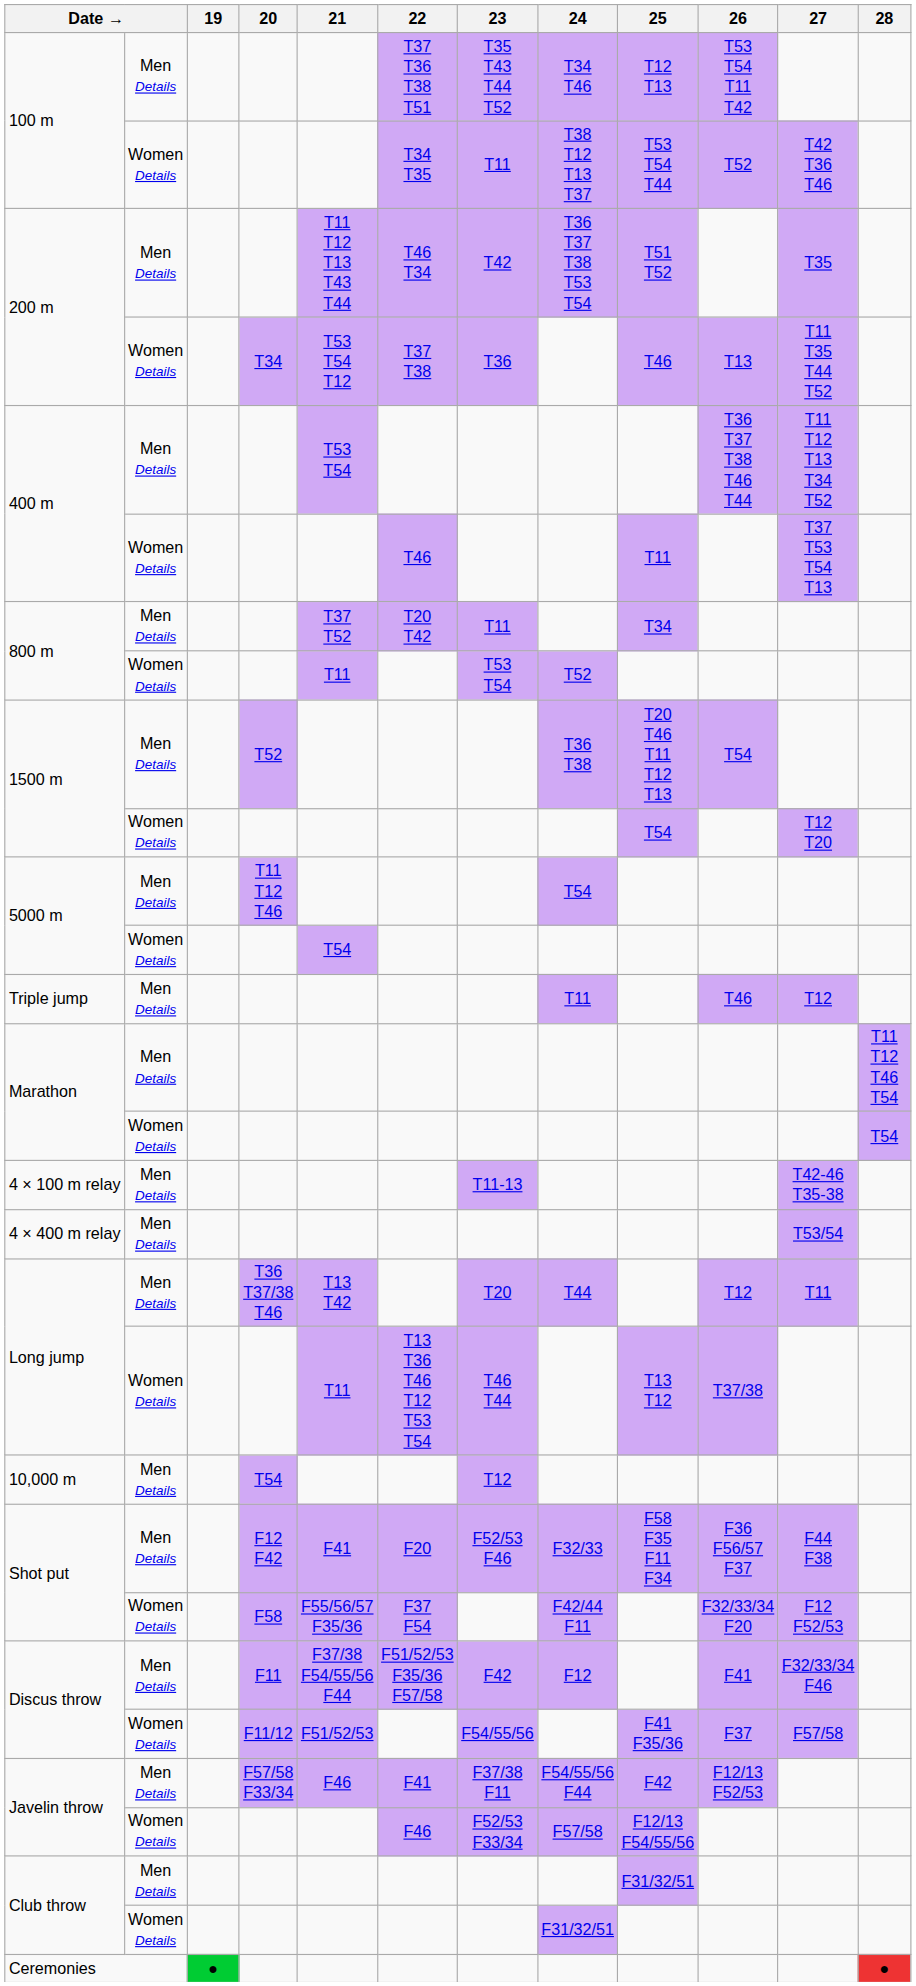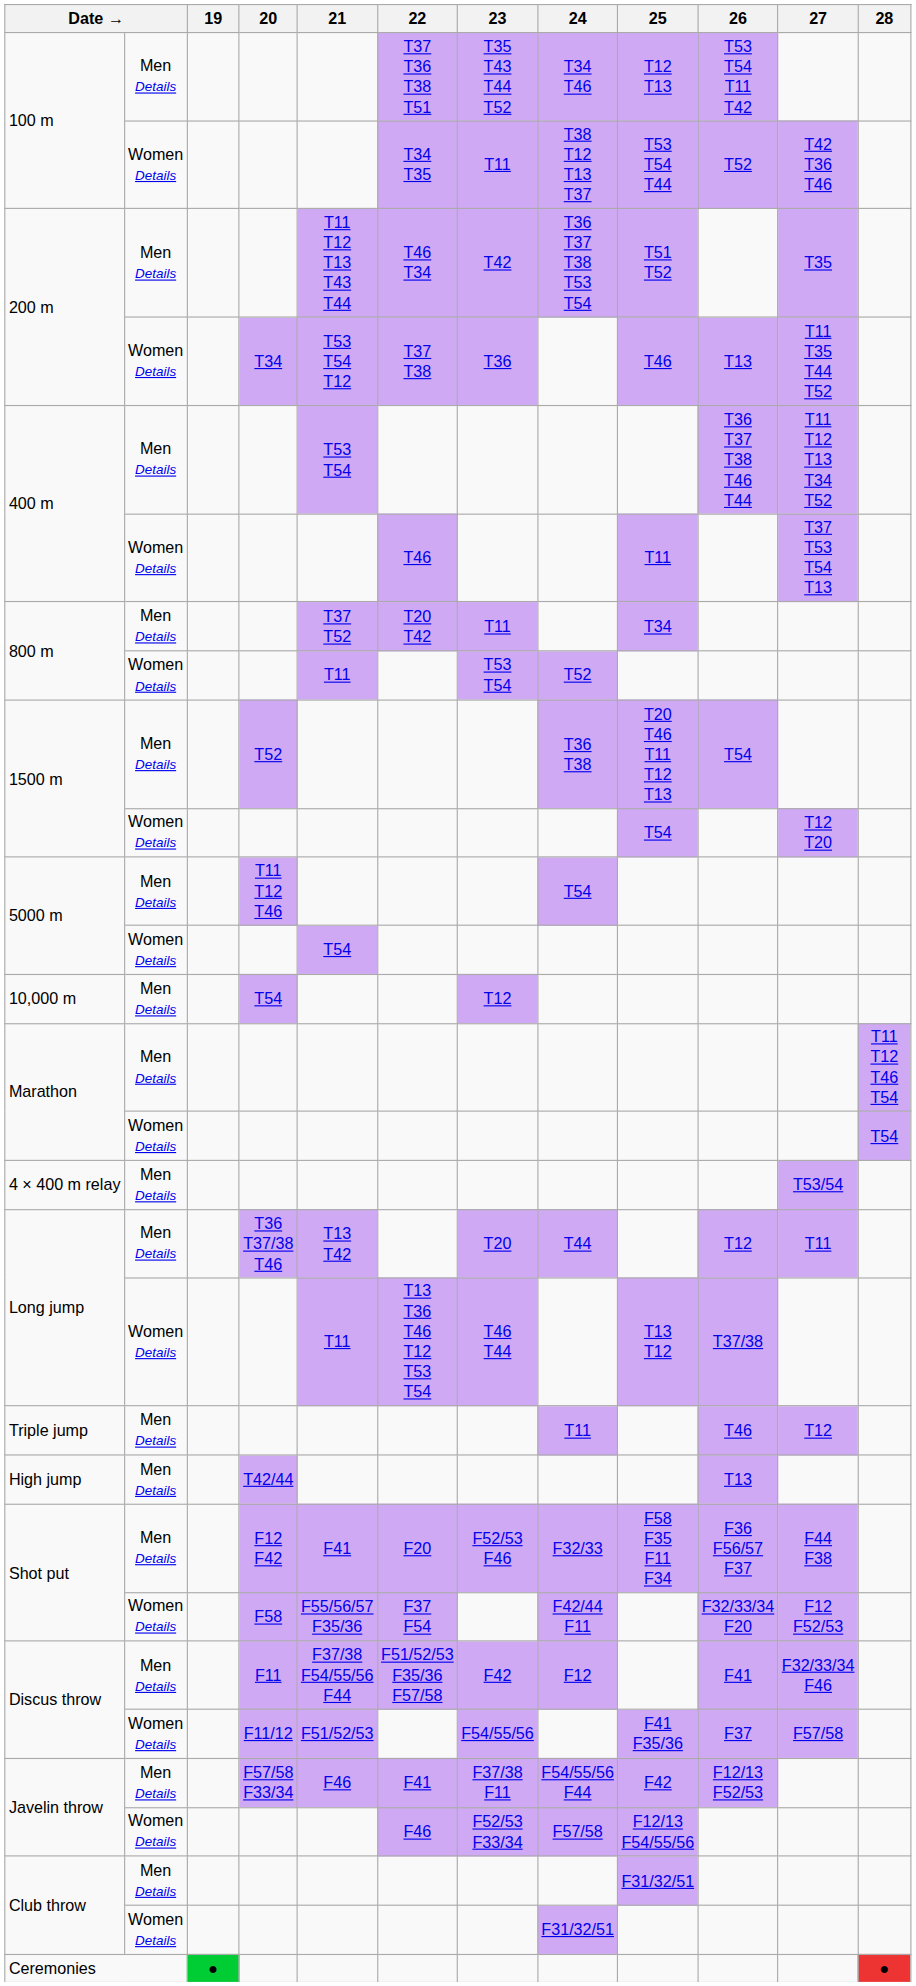rows swapped: (43, 1479) <-> (48, 999)
- row: (65, 1185)
+ row: (45, 1479)
